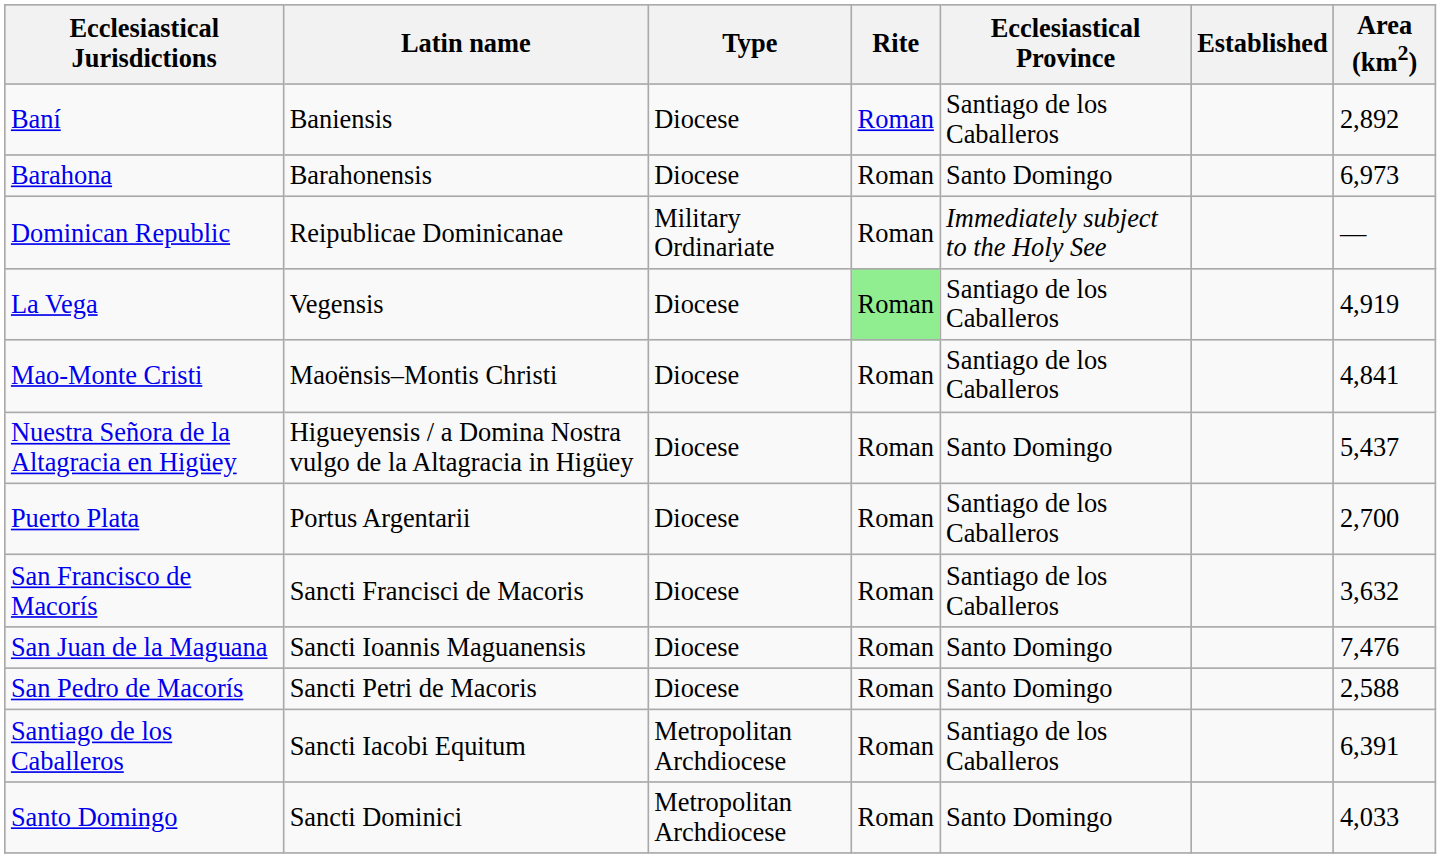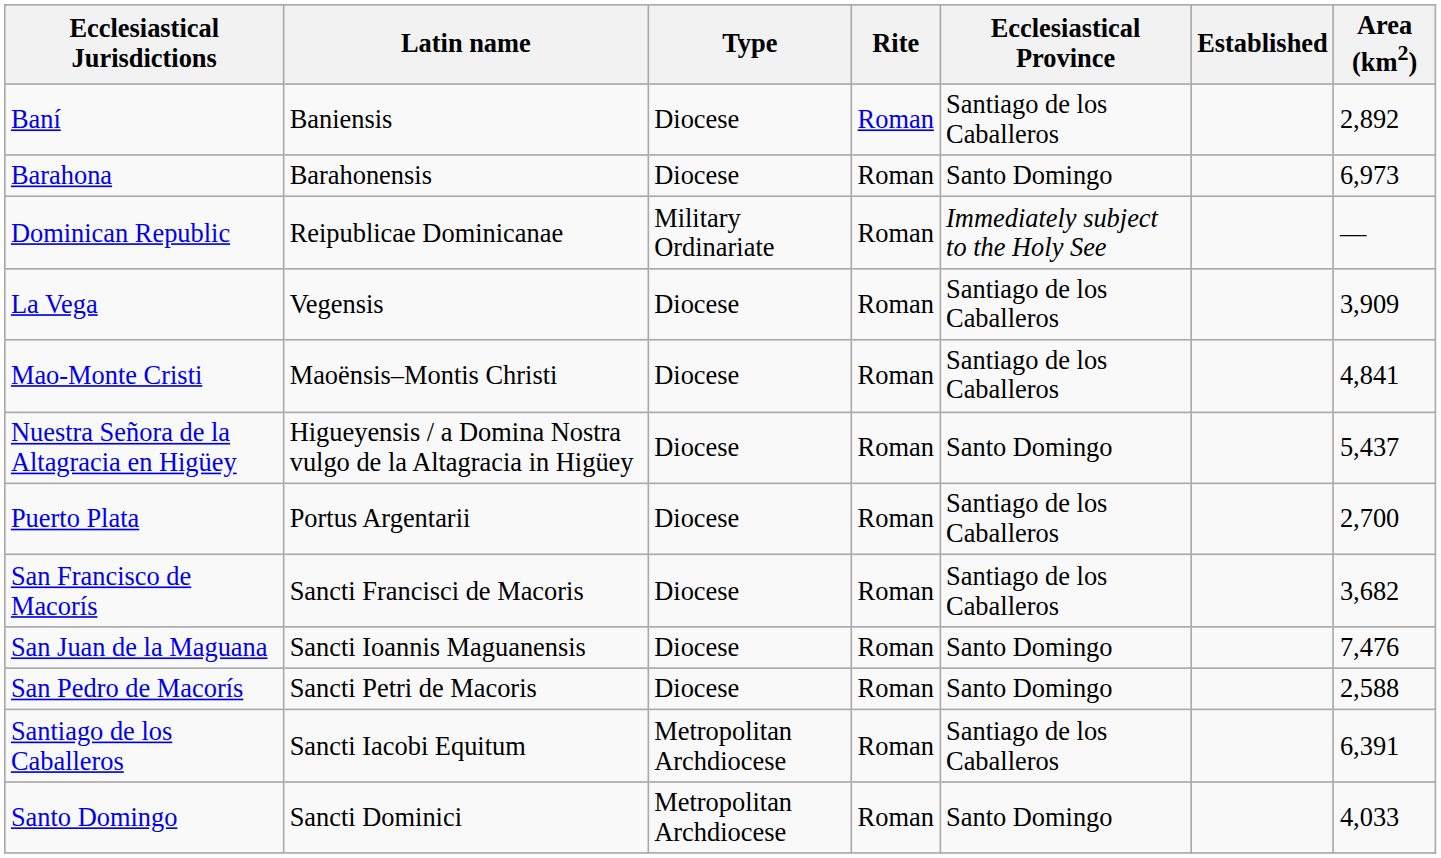(896, 304) lightgreen background -> (896, 304) no background
(1370, 304) 4,919 -> (1370, 304) 3,909
(1370, 590) 3,632 -> (1370, 590) 3,682
